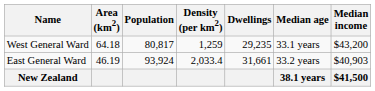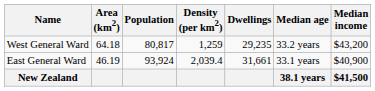(298, 44) 33.1 years -> (298, 44) 33.2 years
(207, 61) 2,033.4 -> (207, 61) 2,039.4
(298, 61) 33.2 years -> (298, 61) 33.1 years
(351, 61) $40,903 -> (351, 61) $40,900
